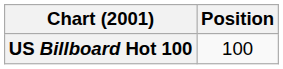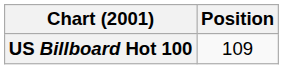(238, 48) 100 -> (238, 48) 109
